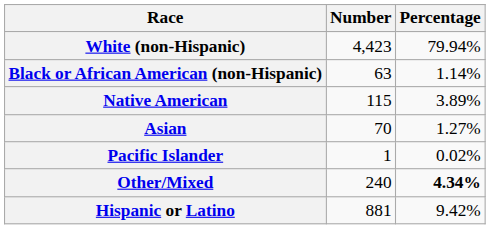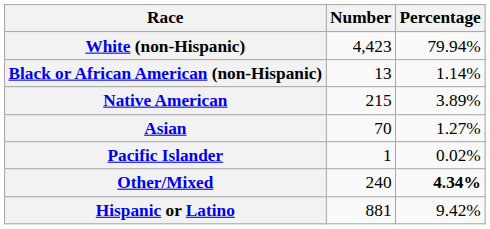(383, 73) 63 -> (383, 73) 13
(379, 100) 115 -> (379, 100) 215
